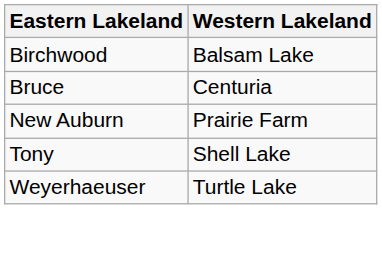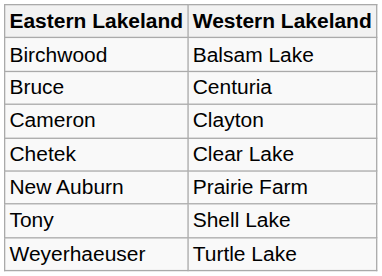+ row: (53, 120)
+ row: (43, 154)
